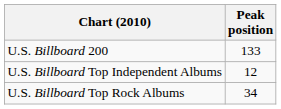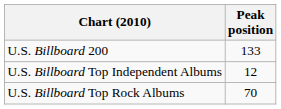(251, 93) 34 -> (251, 93) 70
